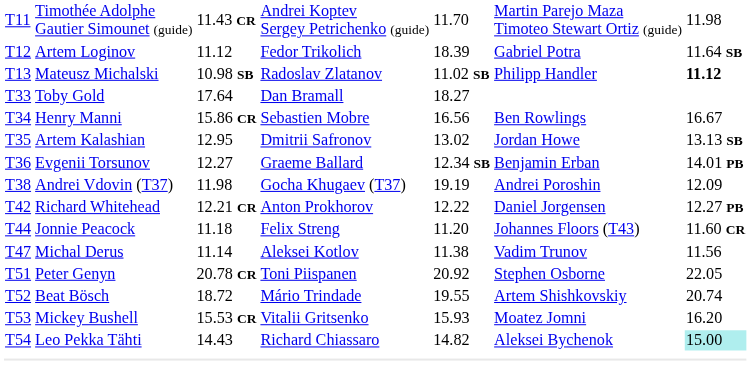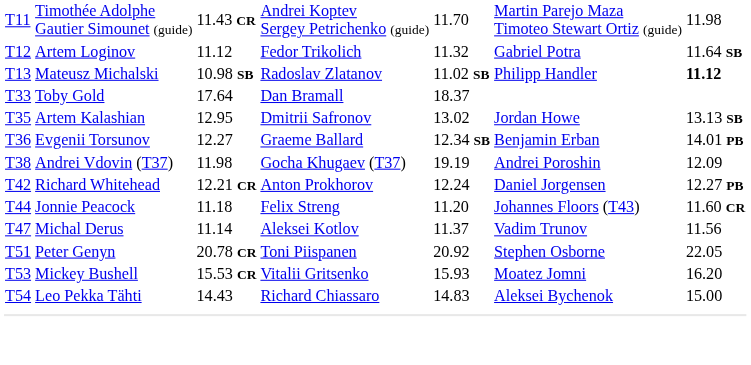(451, 51) 18.39 -> (451, 51) 11.32
(451, 95) 18.27 -> (451, 95) 18.37
- row: (78, 118)
(451, 207) 12.22 -> (451, 184) 12.24
(451, 251) 11.38 -> (451, 229) 11.37
- row: (72, 295)
(451, 340) 14.82 -> (451, 295) 14.83
(704, 340) paleturquoise background -> (704, 295) no background
